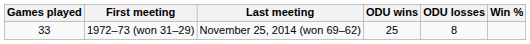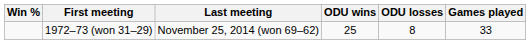columns swapped: (44, 13) <-> (507, 13)
